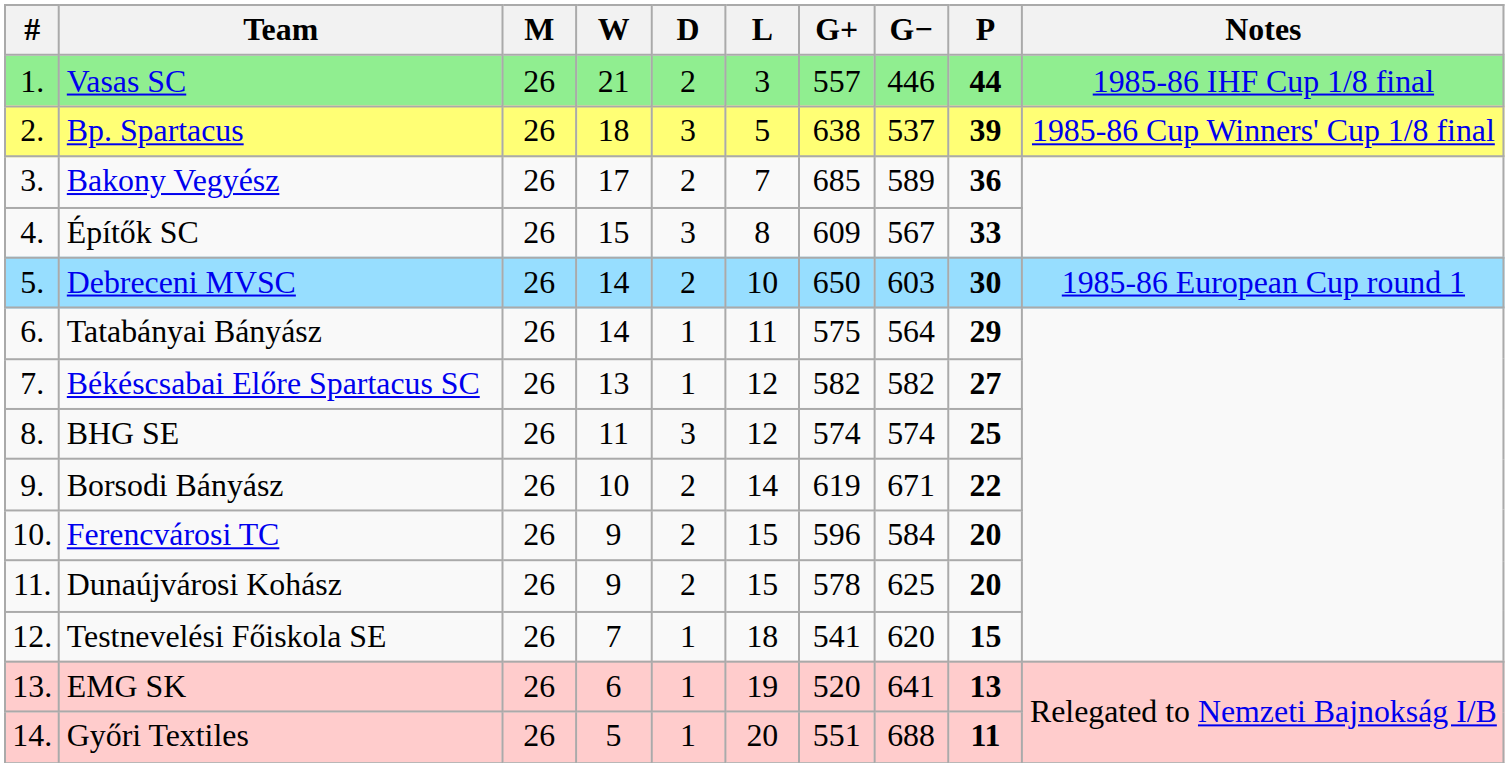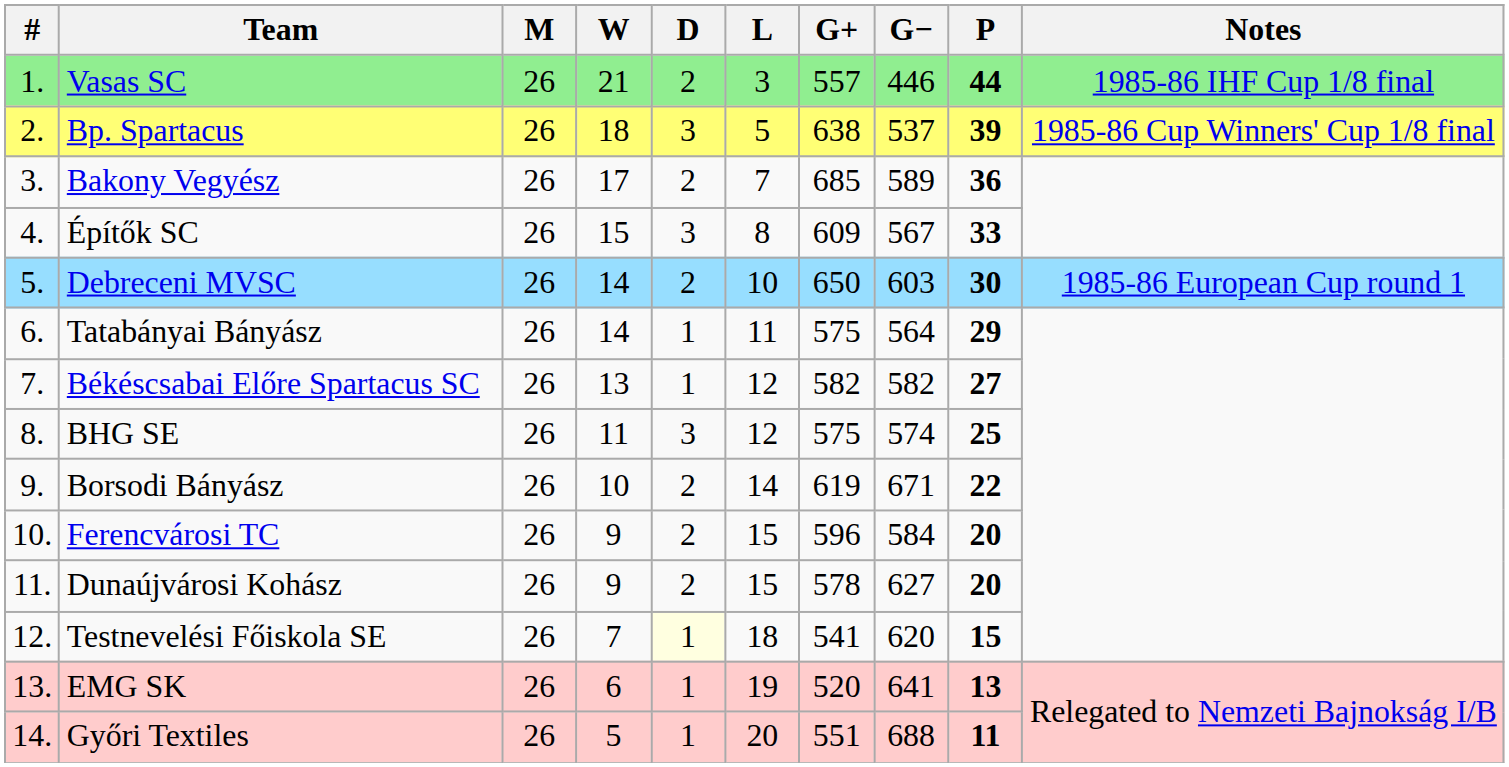(837, 433) 574 -> (837, 433) 575
(911, 585) 625 -> (911, 585) 627
(688, 635) no background -> (688, 635) lightyellow background
